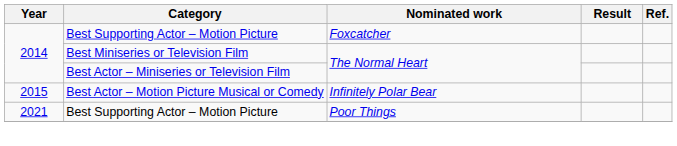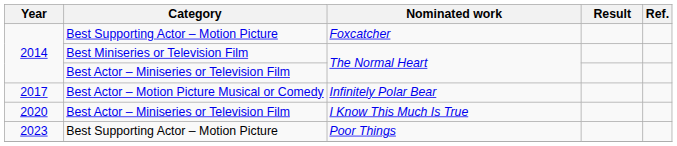(34, 92) 2015 -> (34, 92) 2017
+ row: (178, 111)
(34, 111) 2021 -> (34, 131) 2023
